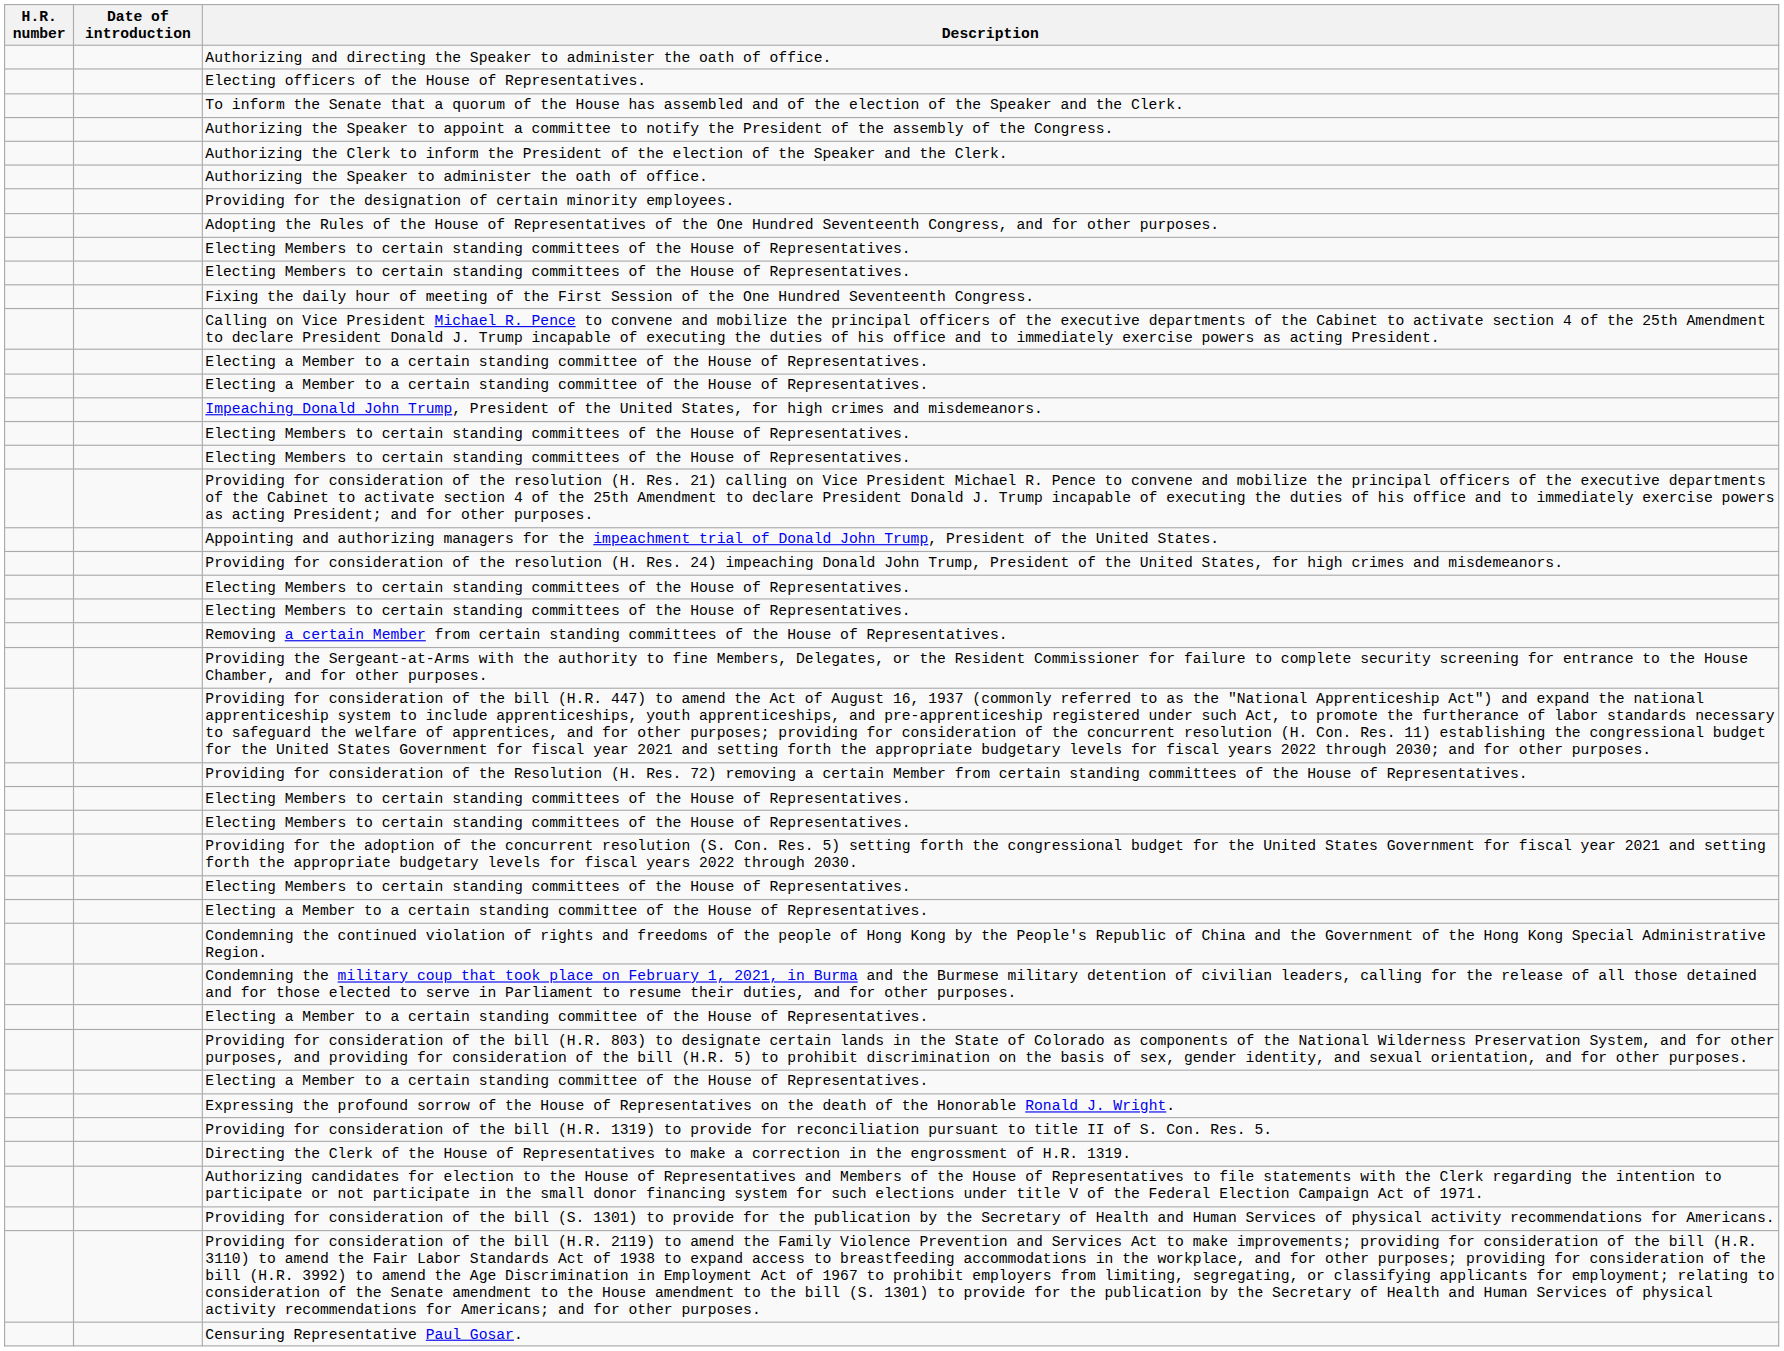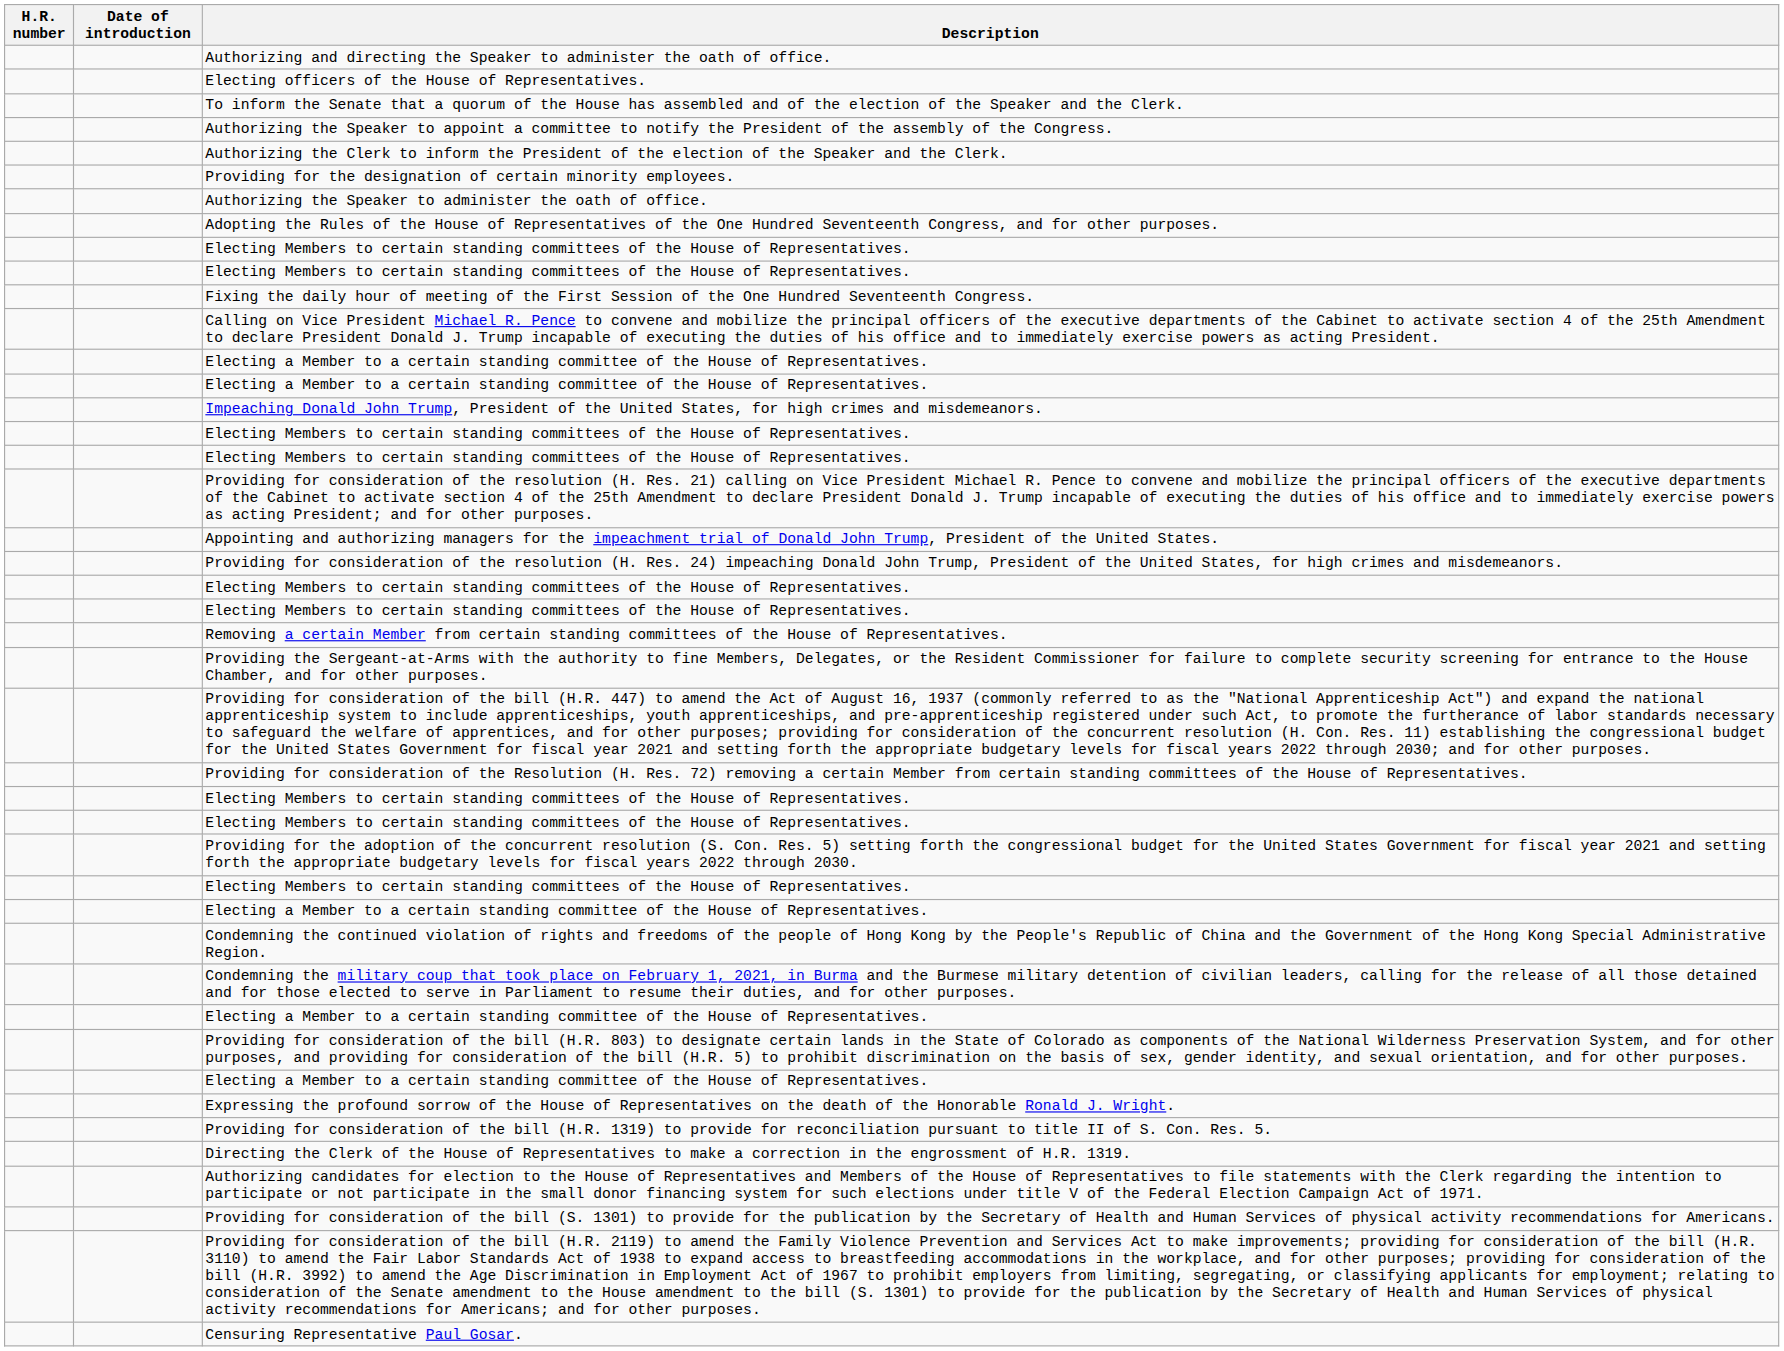rows swapped: (39, 201) <-> (39, 177)
